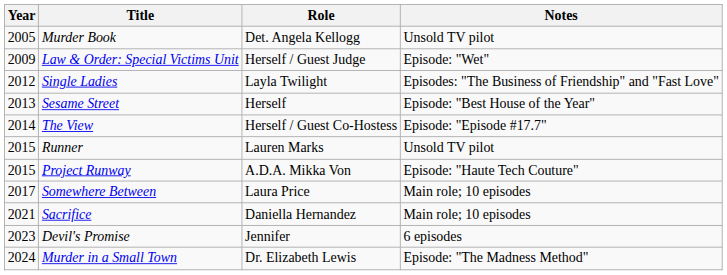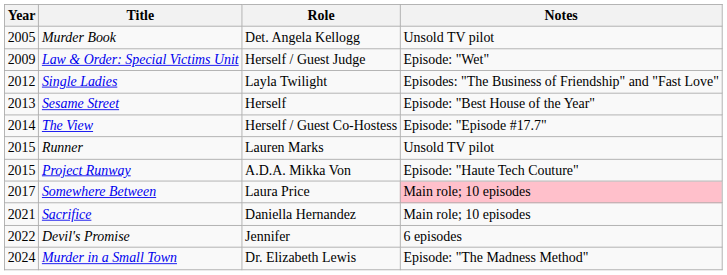(467, 192) no background -> (467, 192) pink background
(22, 236) 2023 -> (22, 236) 2022
